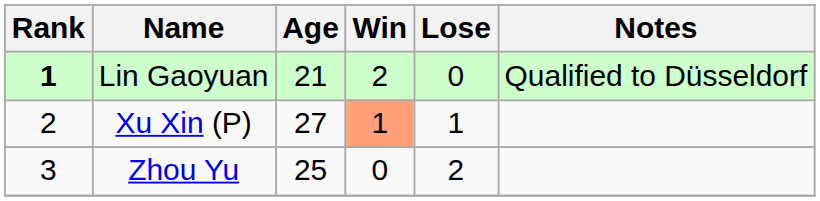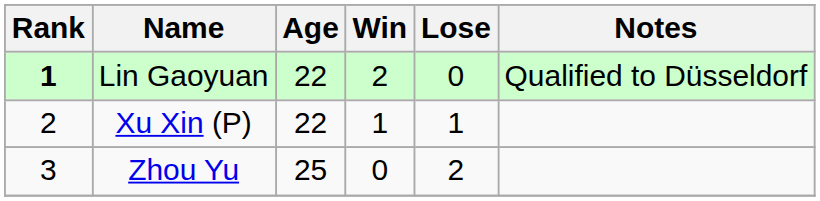(311, 75) 21 -> (311, 75) 22
(311, 123) 27 -> (311, 123) 22
(380, 123) lightsalmon background -> (380, 123) no background
